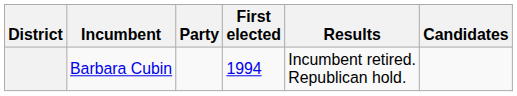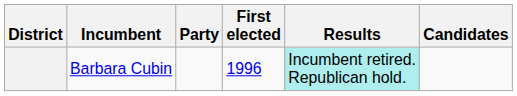(244, 68) 1994 -> (244, 68) 1996
(352, 68) no background -> (352, 68) paleturquoise background
